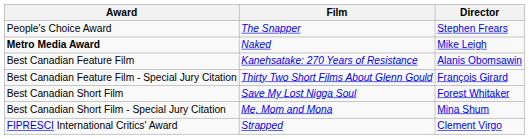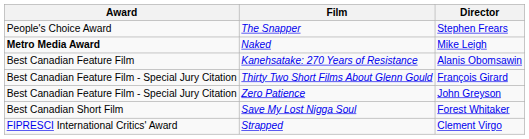+ row: (273, 93)
- row: (287, 110)
